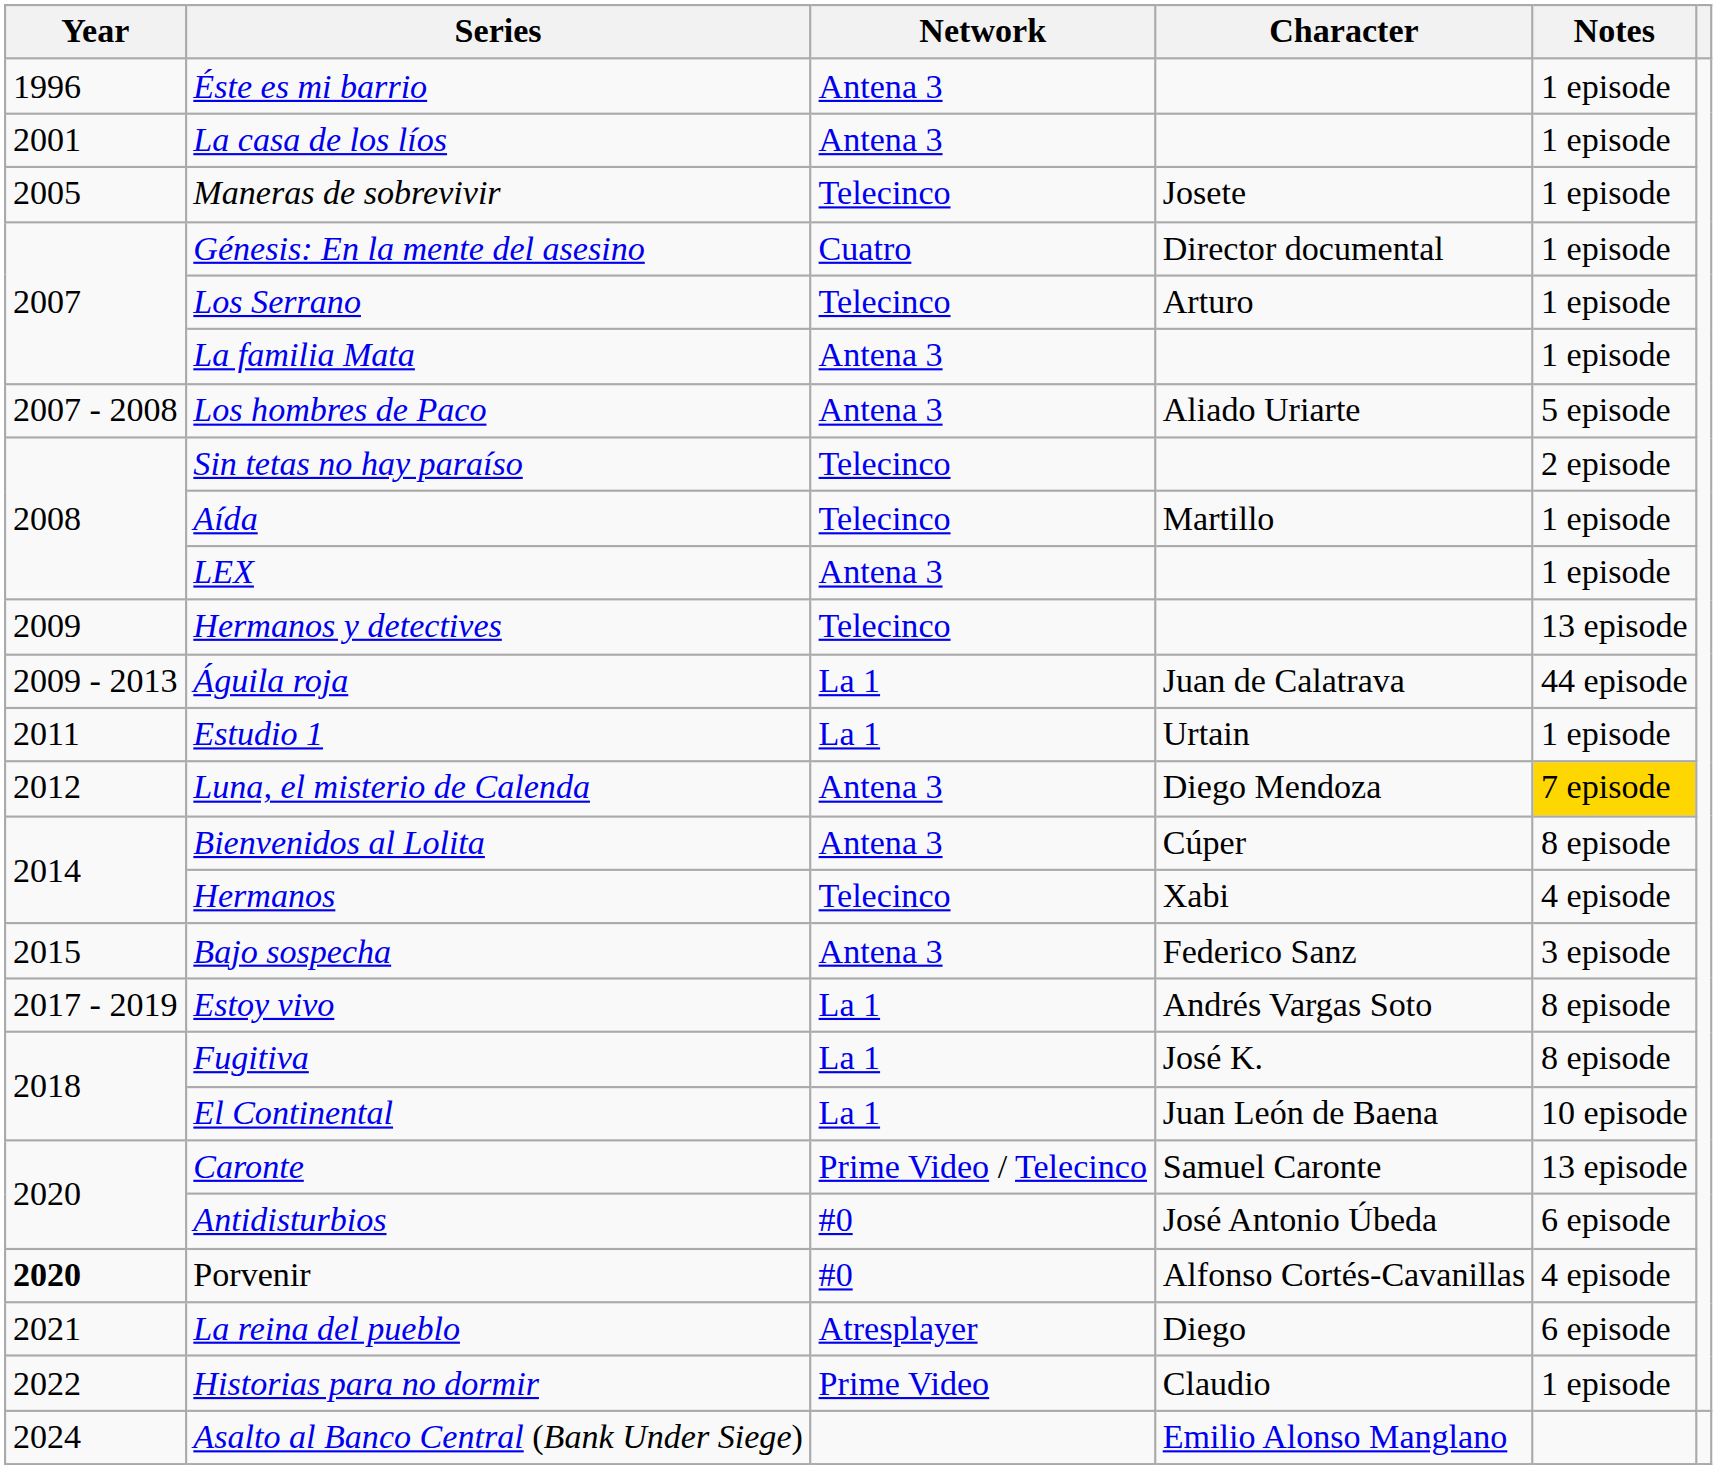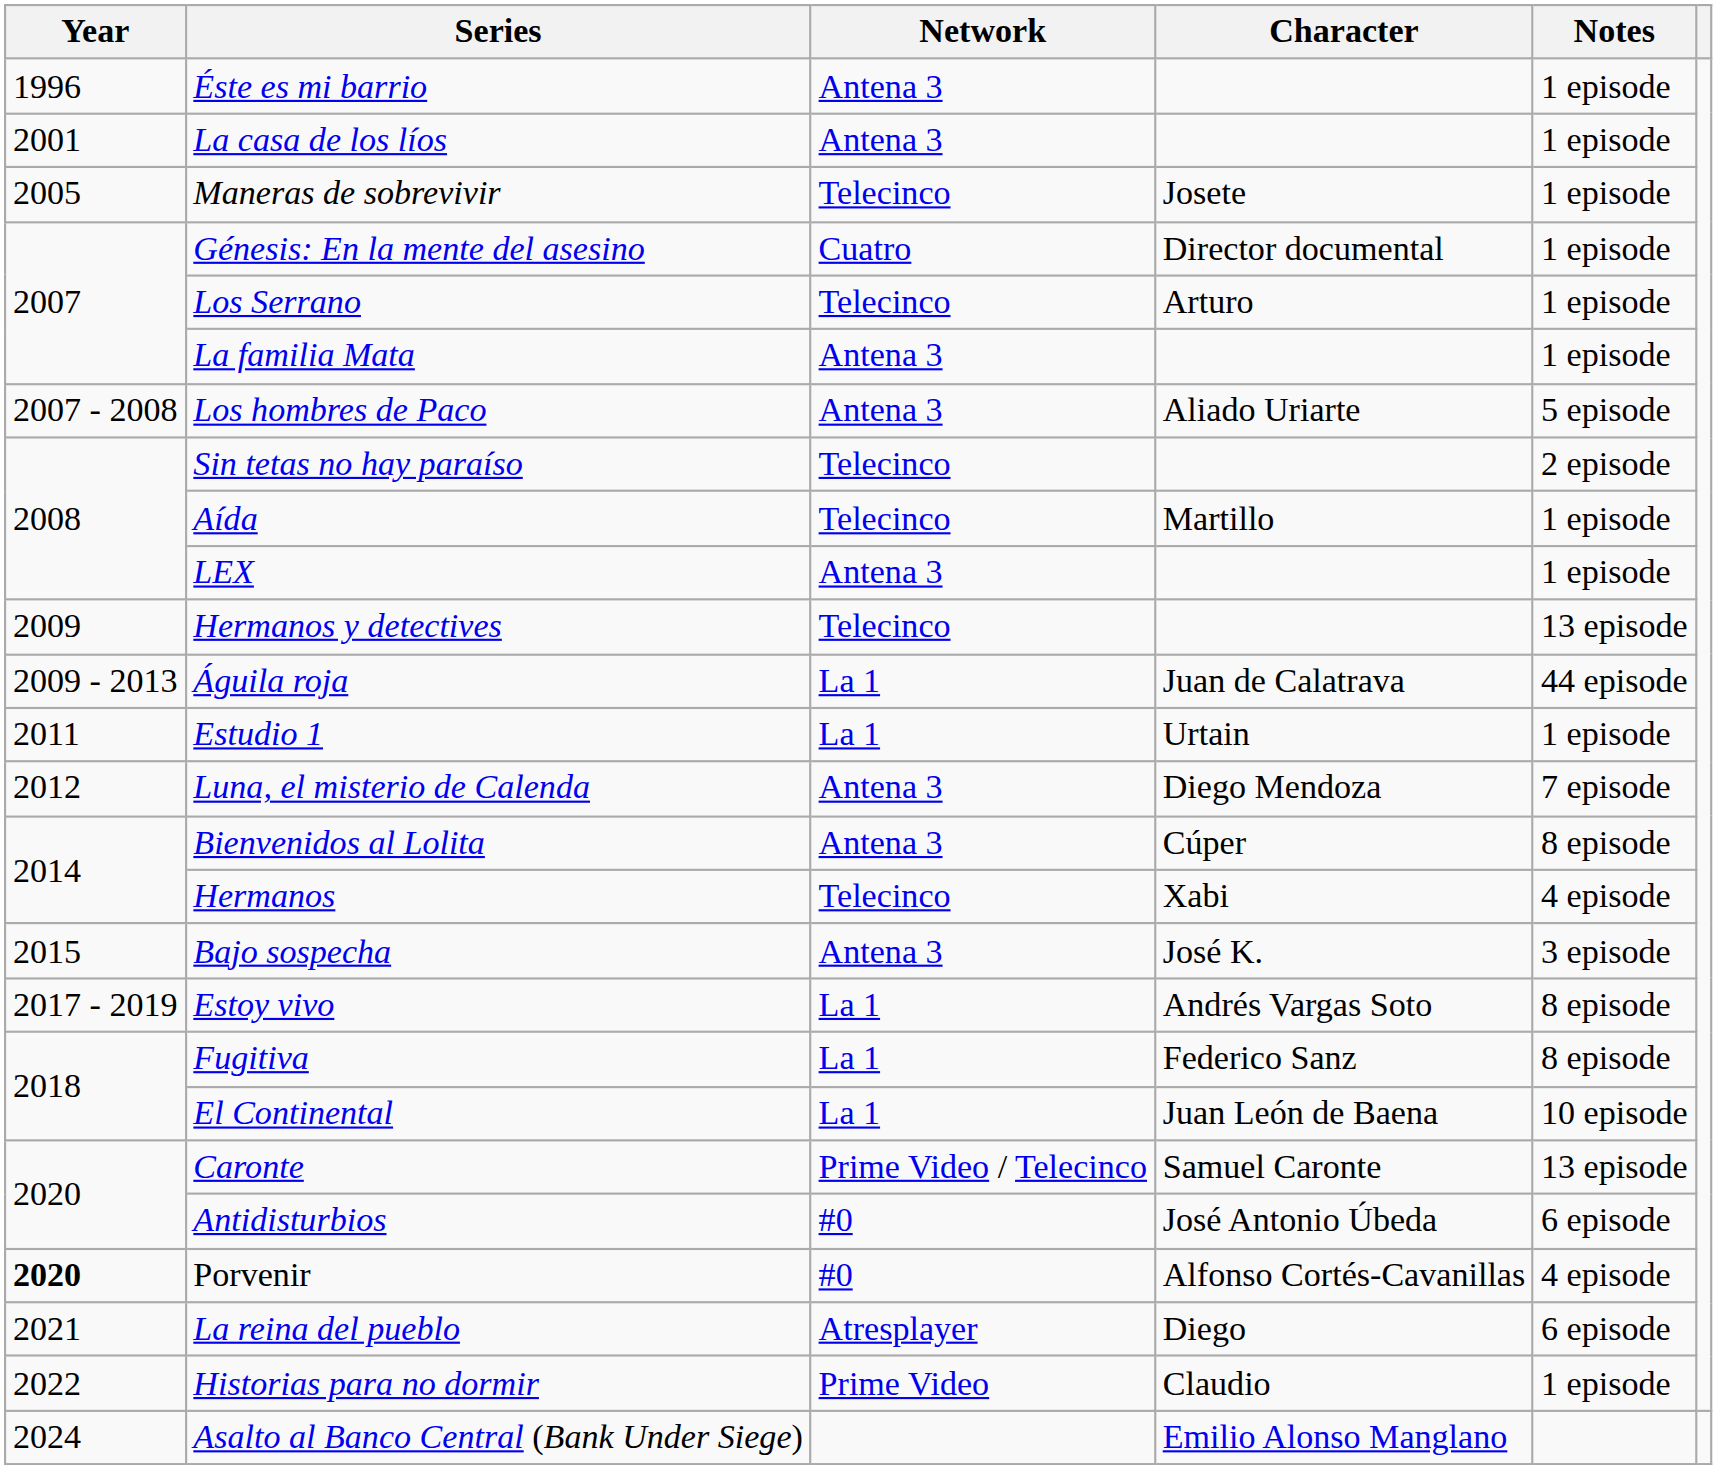(1606, 788) gold background -> (1606, 788) no background
(1260, 950) Federico Sanz -> (1213, 950) José K.
(1213, 1058) José K. -> (1260, 1058) Federico Sanz
